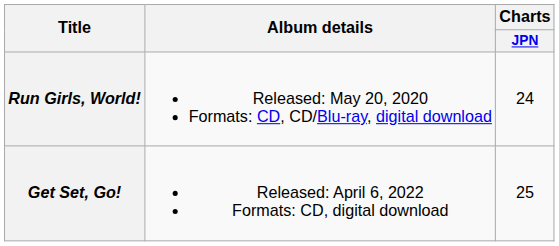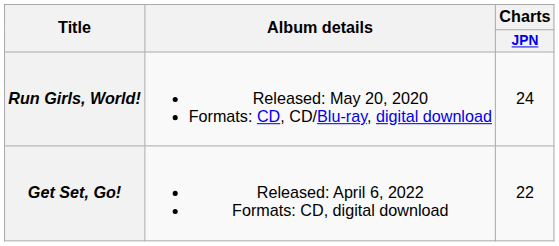(525, 193) 25 -> (525, 193) 22
